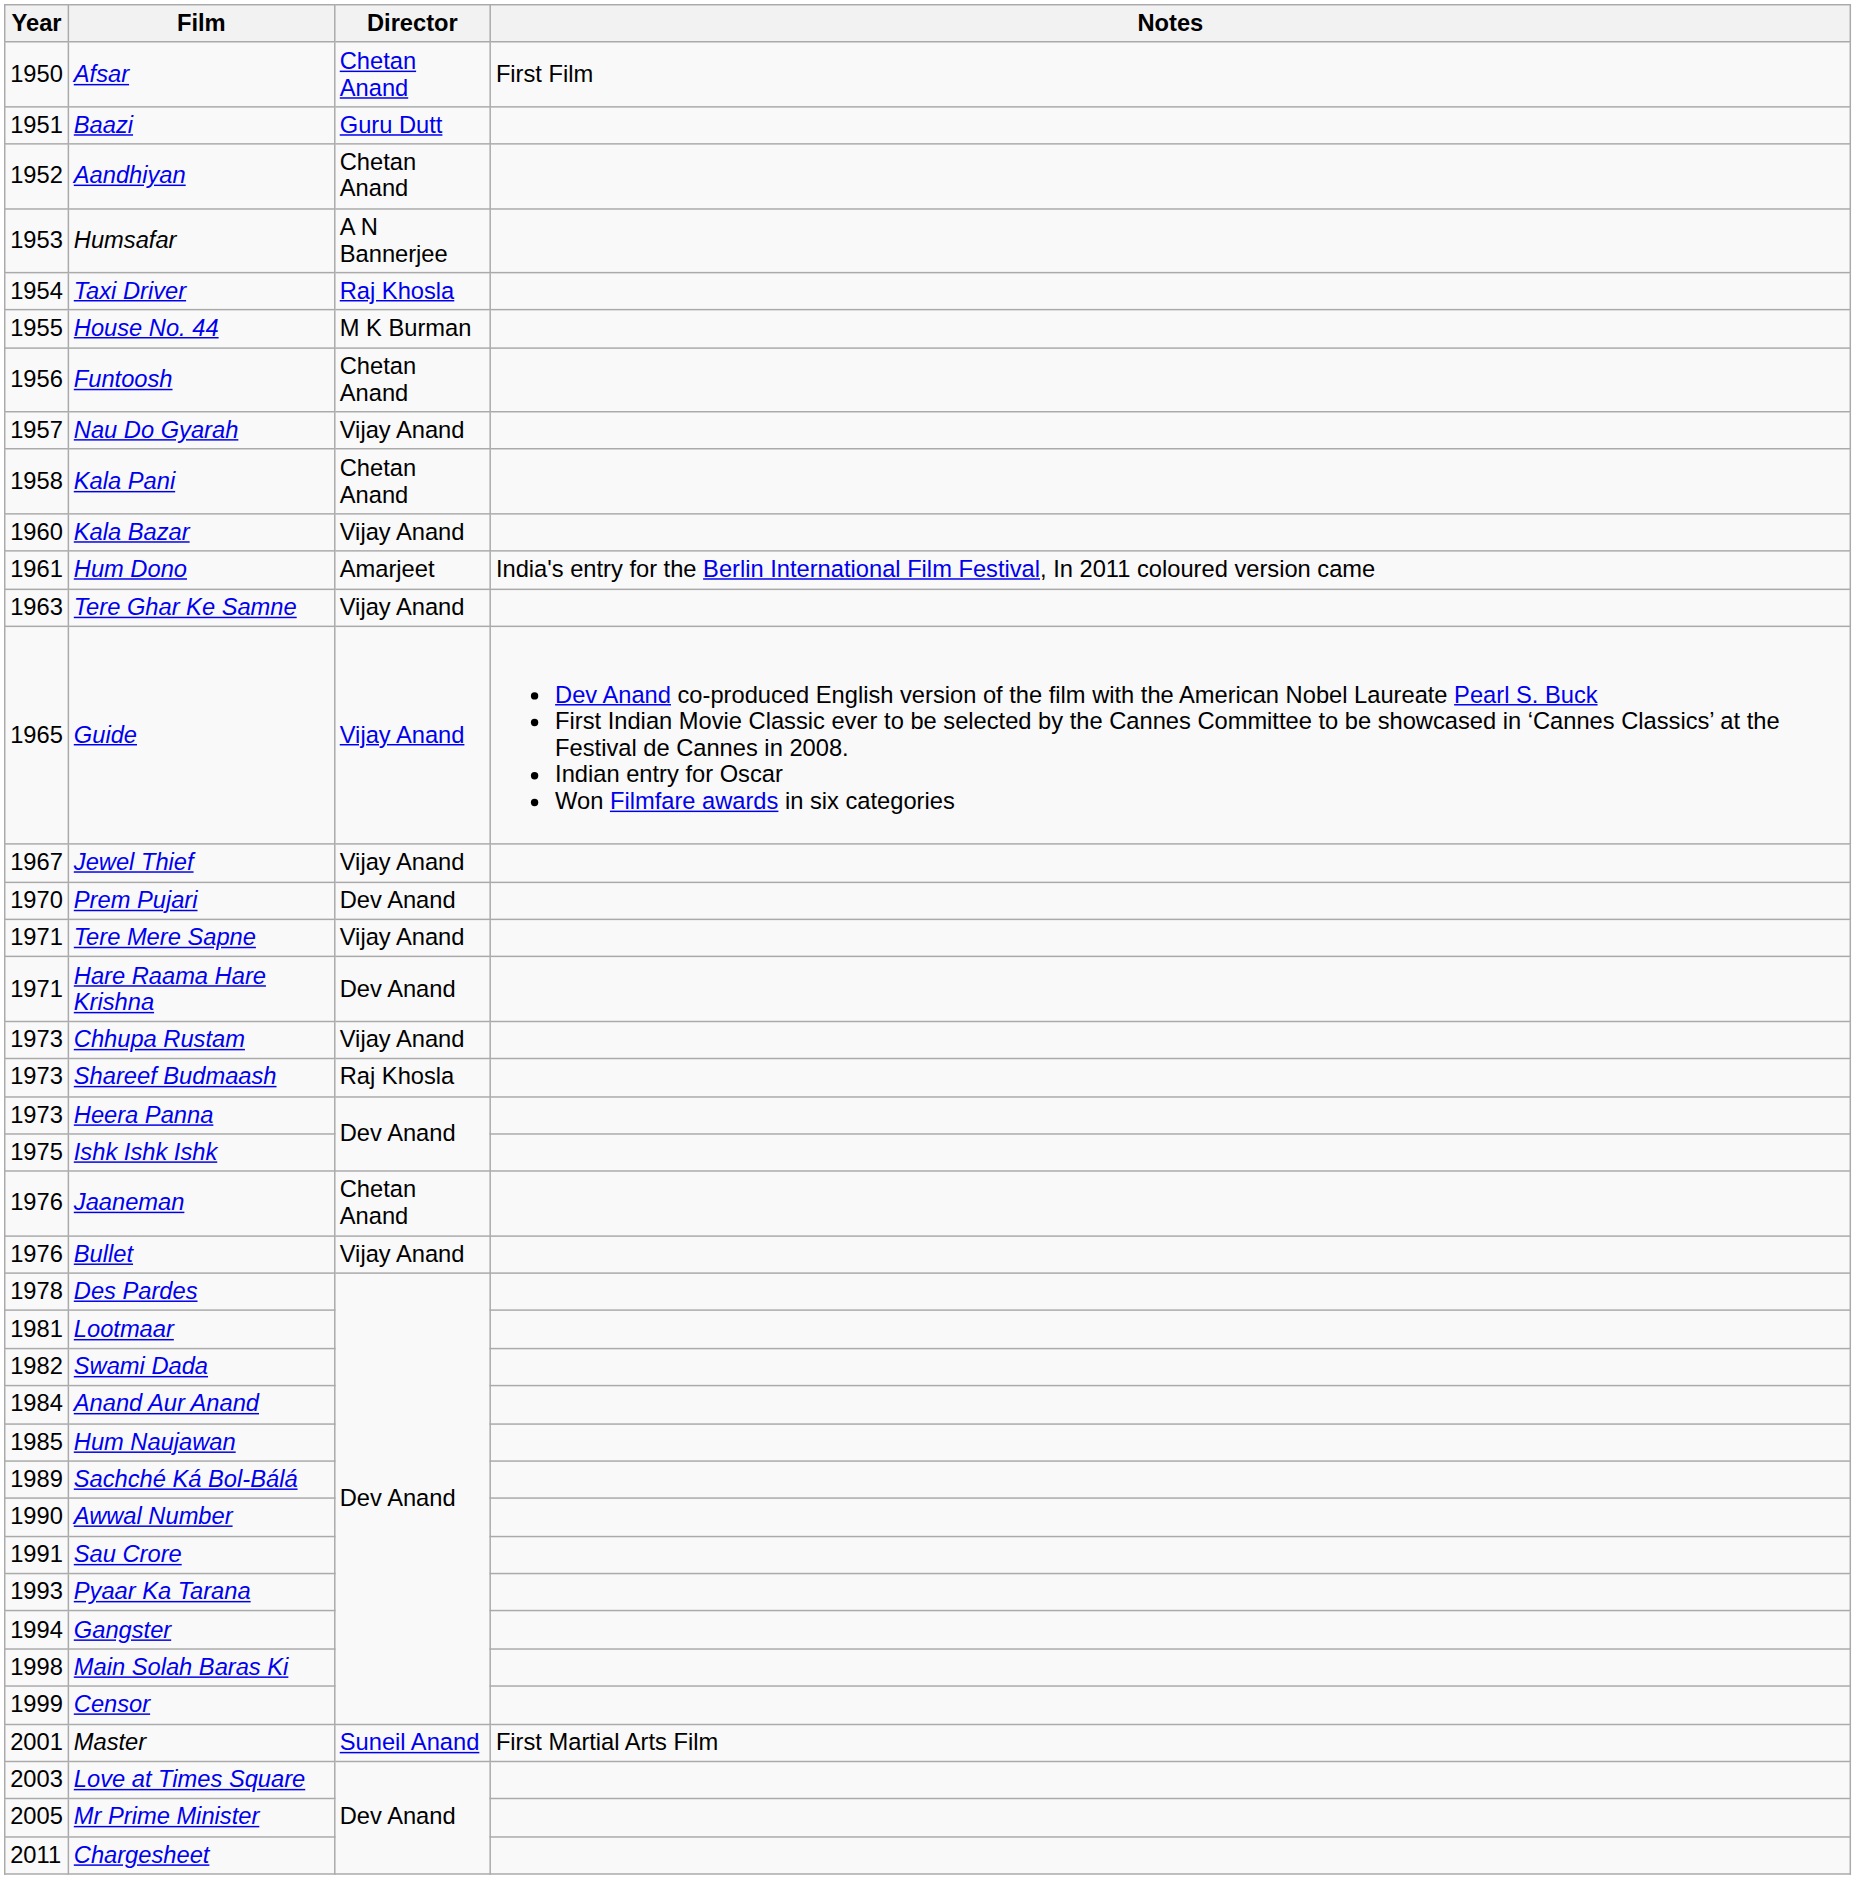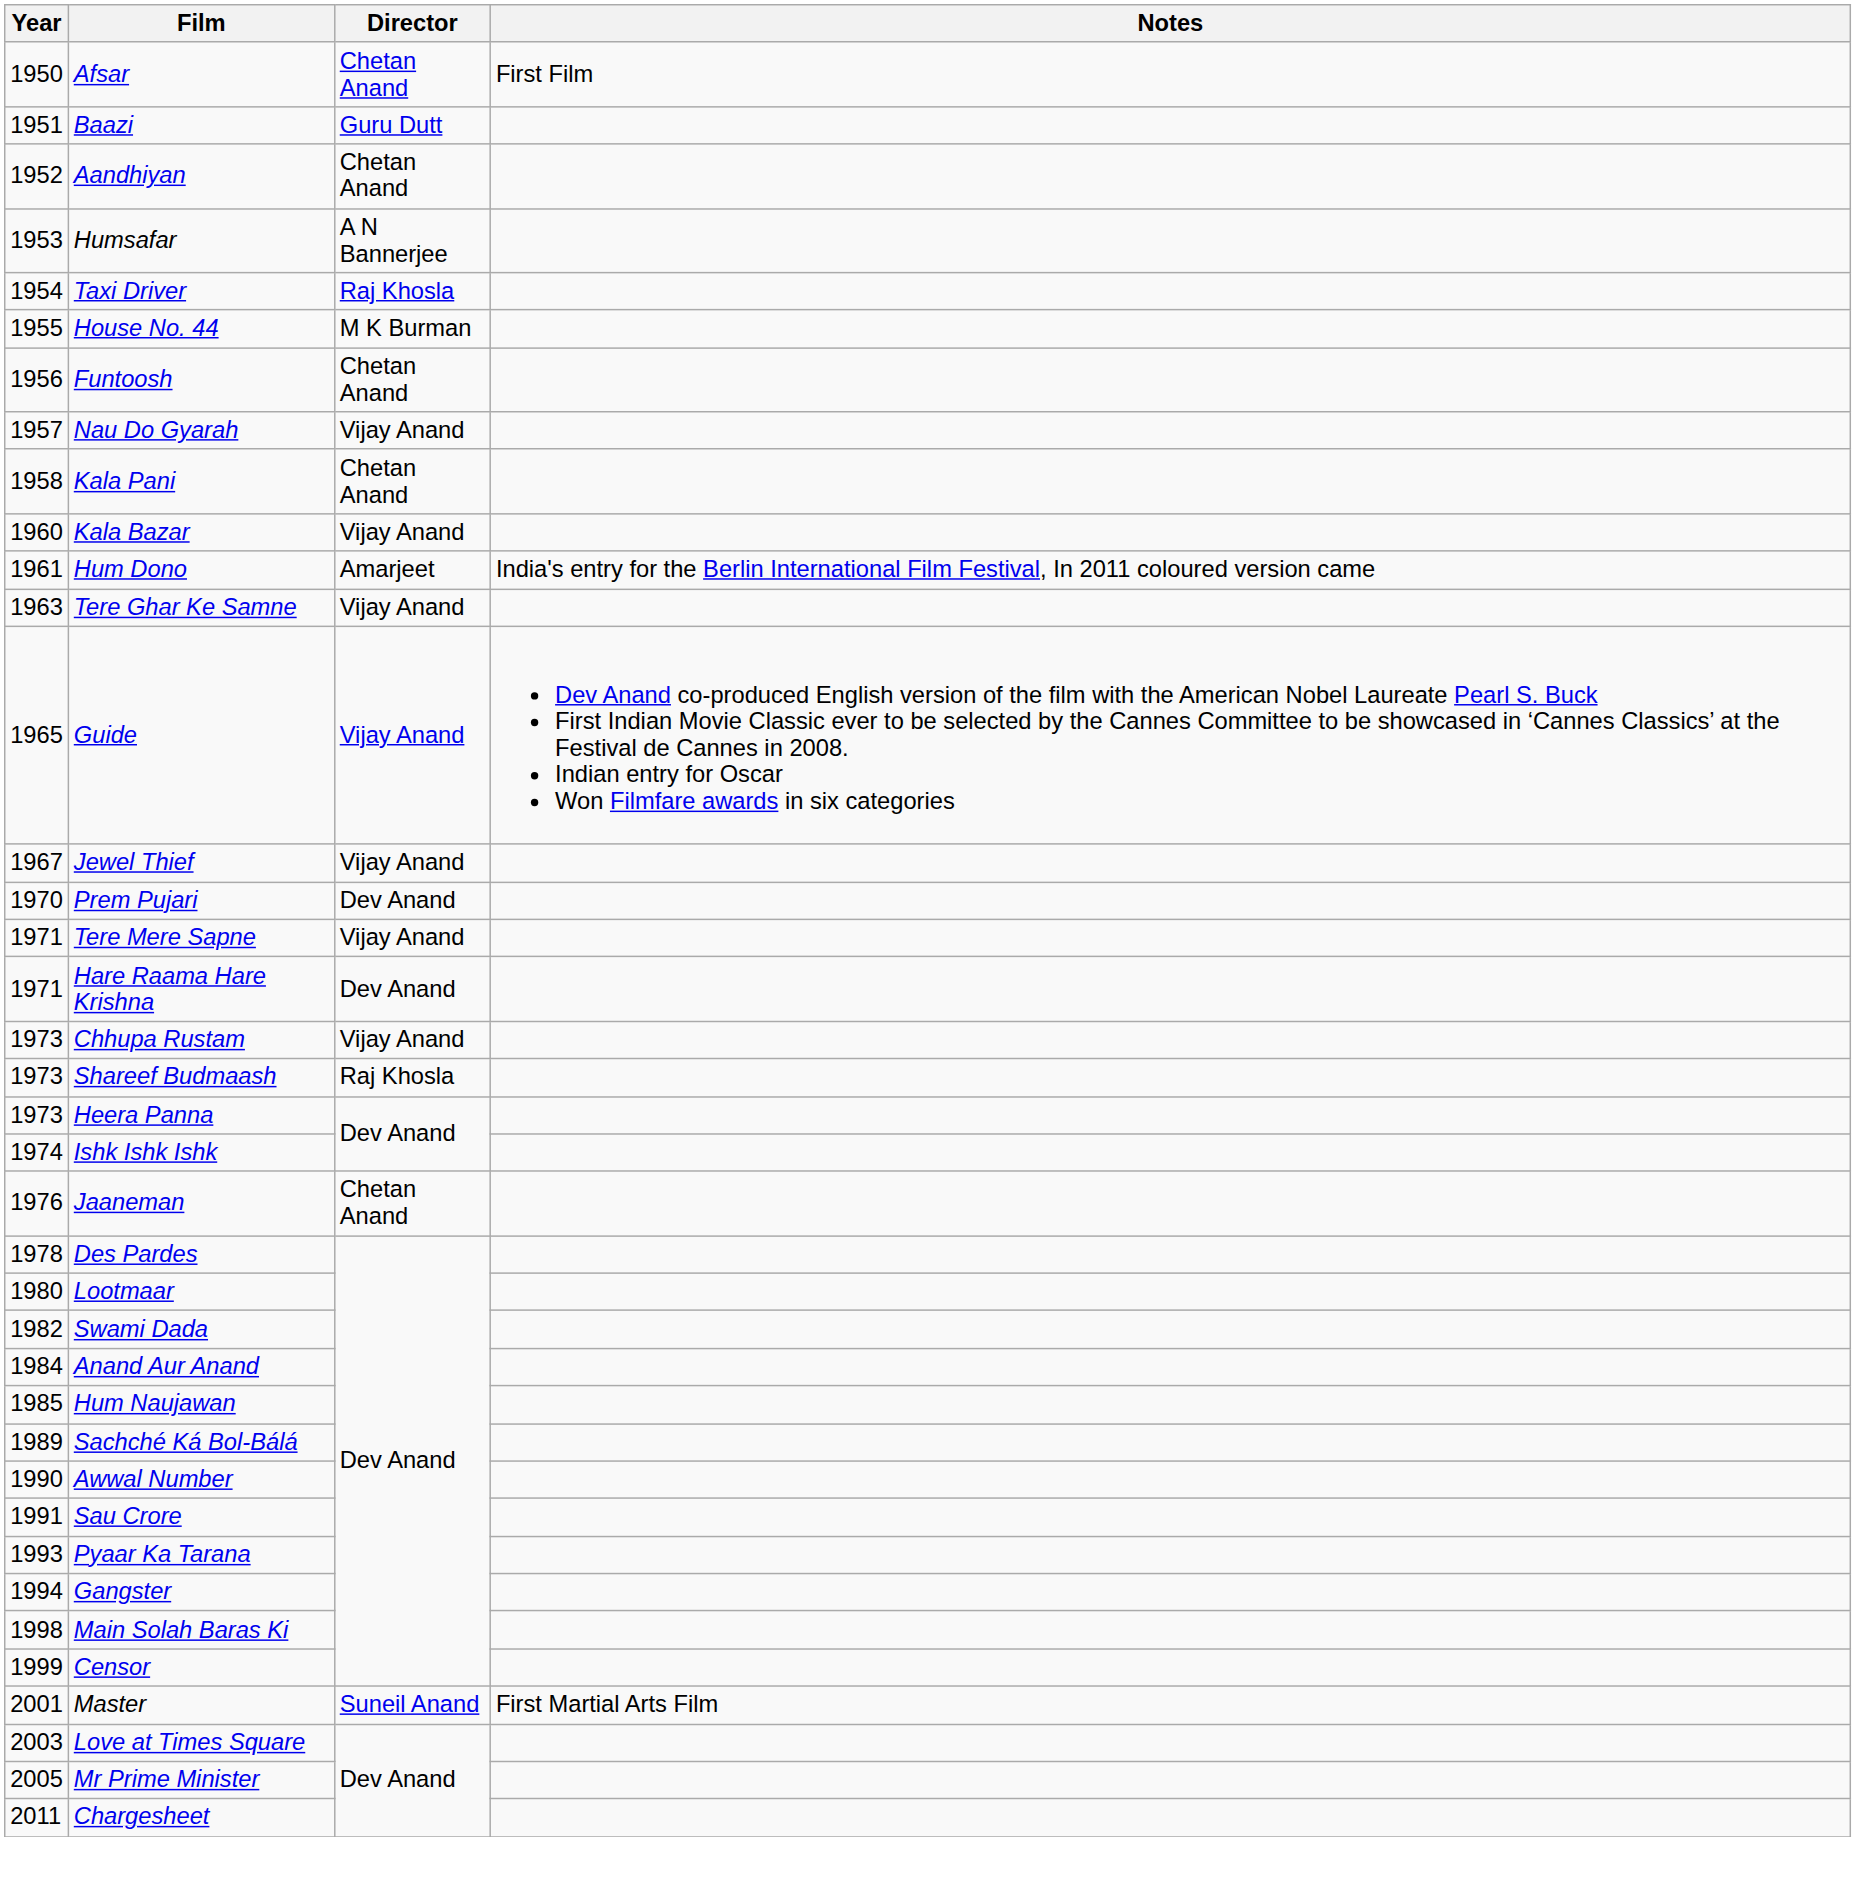(37, 1152) 1975 -> (37, 1152) 1974
- row: (103, 1254)
(37, 1329) 1981 -> (37, 1291) 1980
